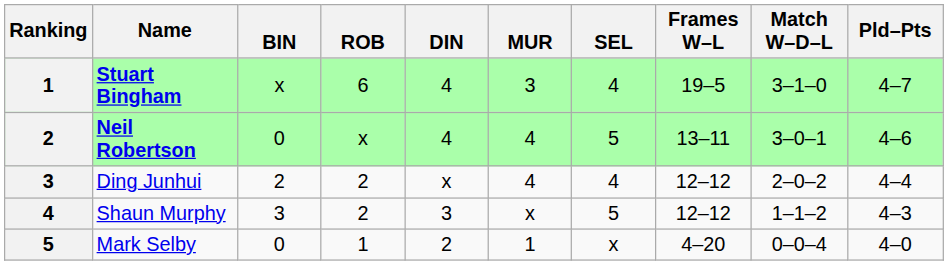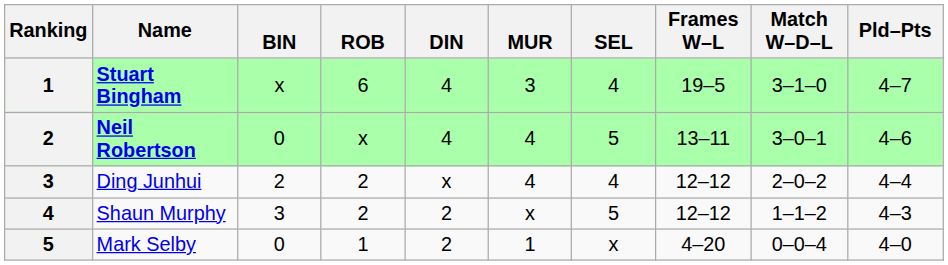(446, 213) 3 -> (446, 213) 2
